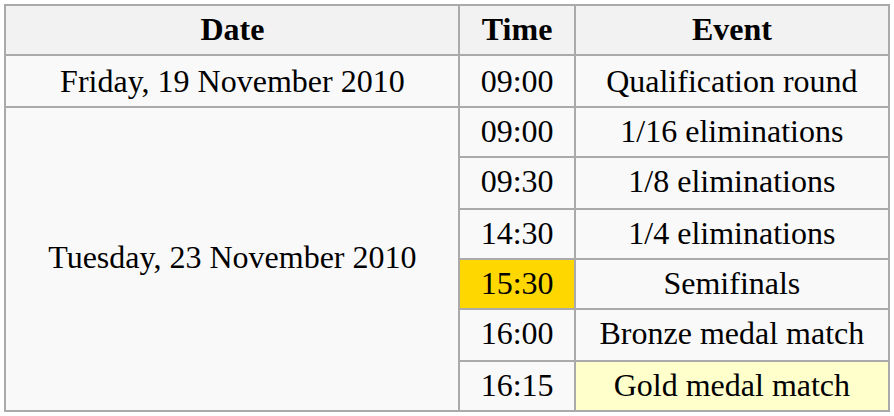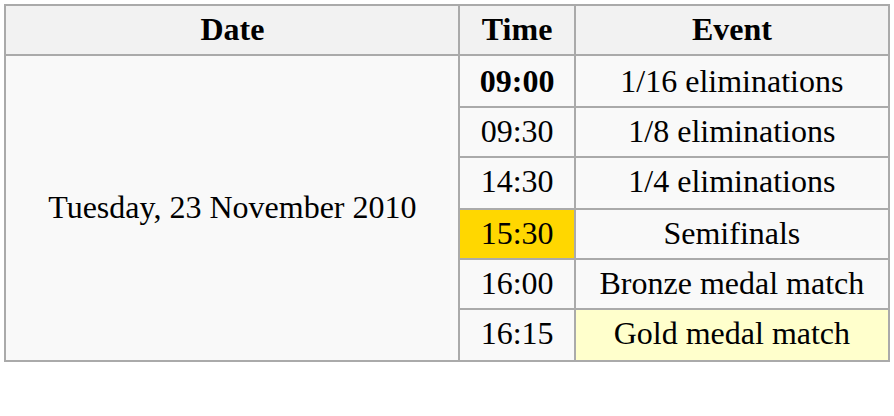- row: (732, 80)
(517, 131) normal -> (517, 80) bold
